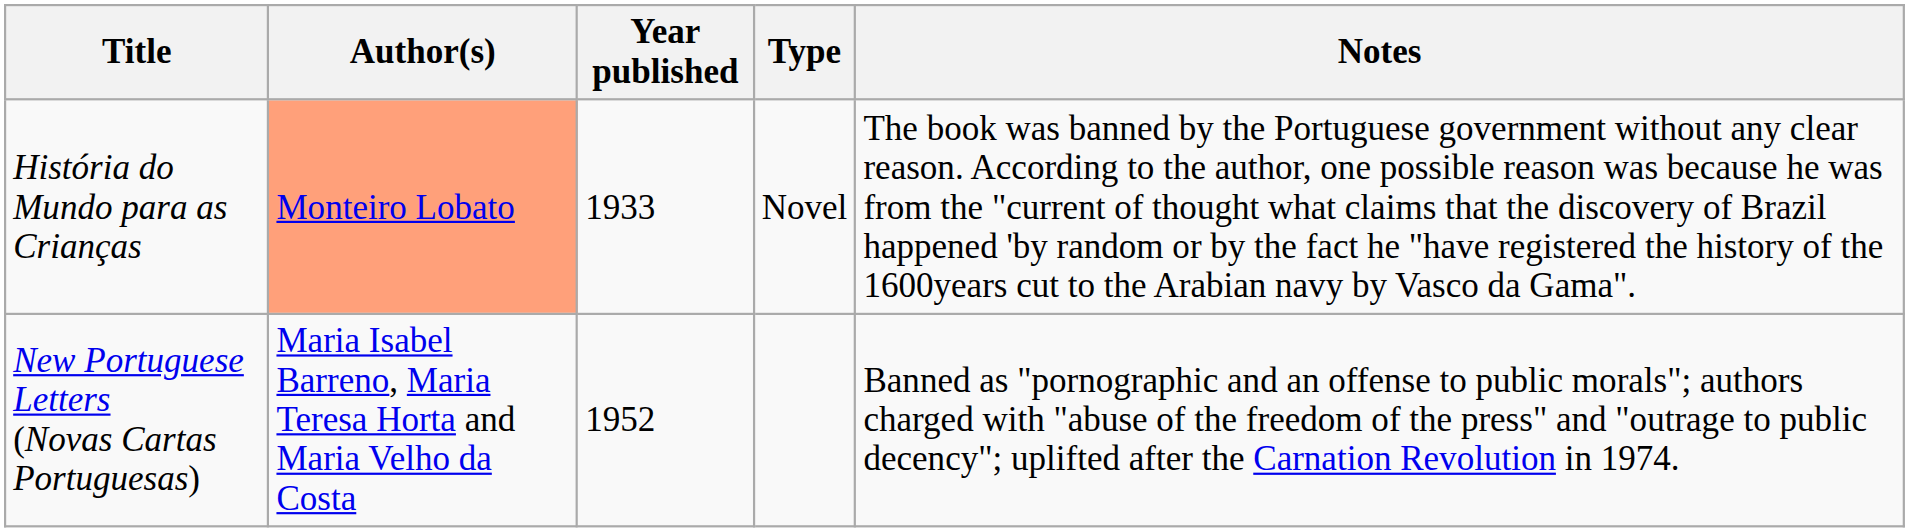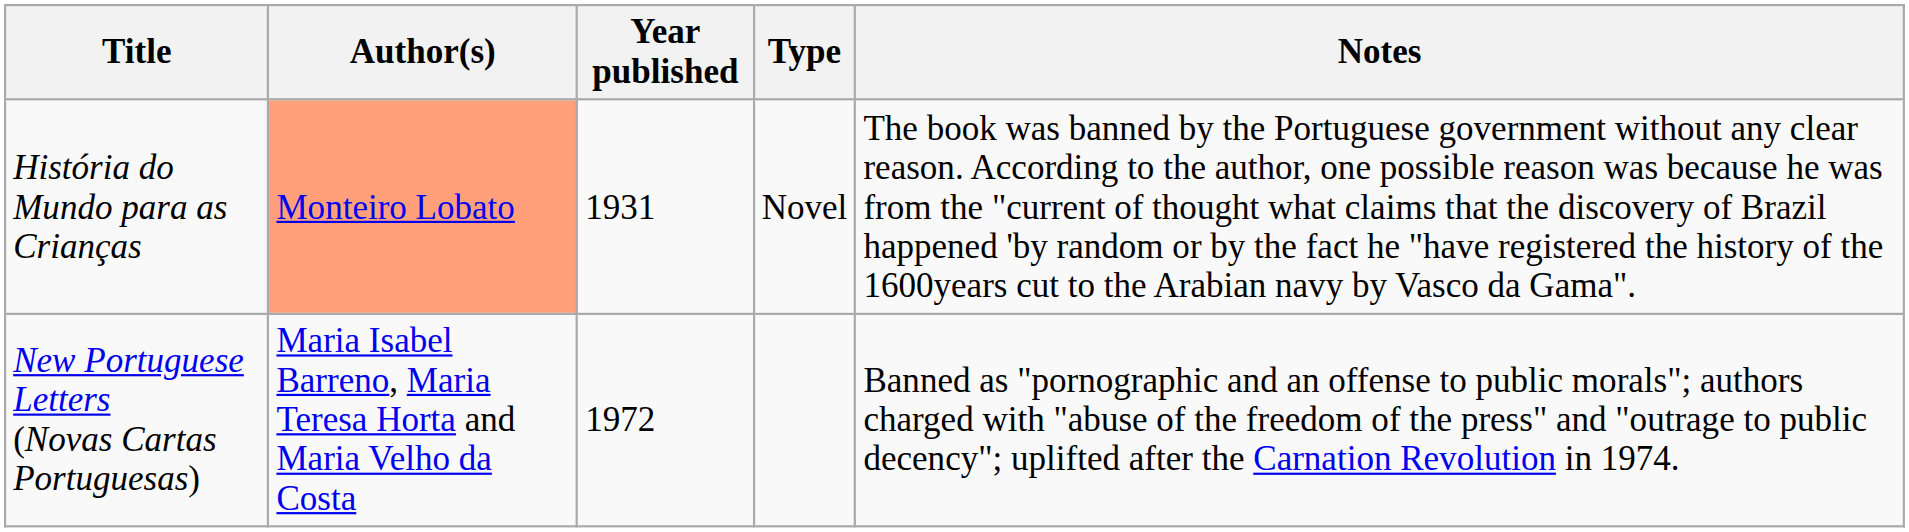(620, 206) 1933 -> (620, 206) 1931
(620, 419) 1952 -> (620, 419) 1972
